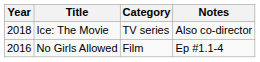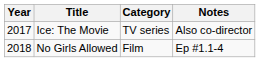(19, 30) 2018 -> (19, 30) 2017
(19, 48) 2016 -> (19, 48) 2018
